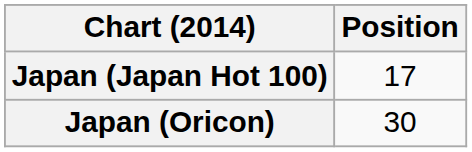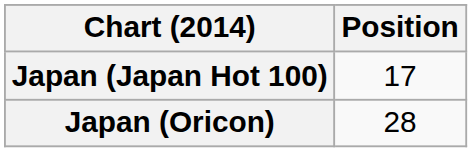(400, 122) 30 -> (400, 122) 28
